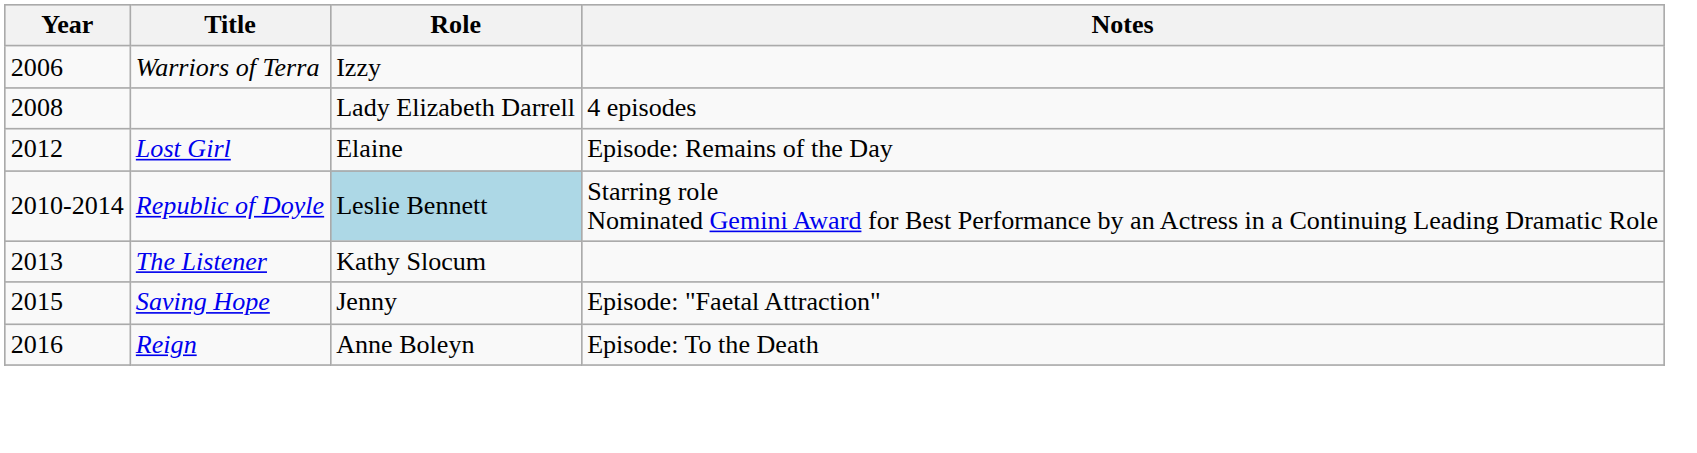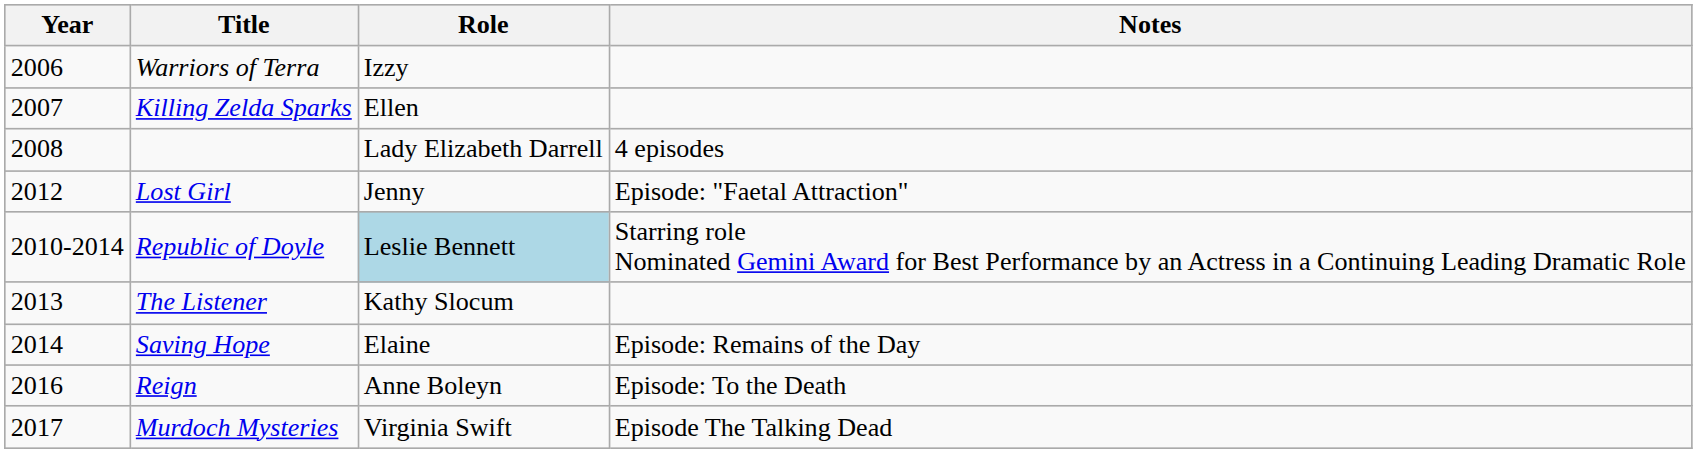+ row: (244, 107)
(369, 149) Elaine -> (394, 190) Jenny
(740, 149) Episode: Remains of the Day -> (762, 190) Episode: "Faetal Attraction"
(37, 302) 2015 -> (37, 344) 2014
(367, 302) Jenny -> (397, 344) Elaine
(734, 302) Episode: "Faetal Attraction" -> (768, 344) Episode: Remains of the Day
+ row: (237, 426)
